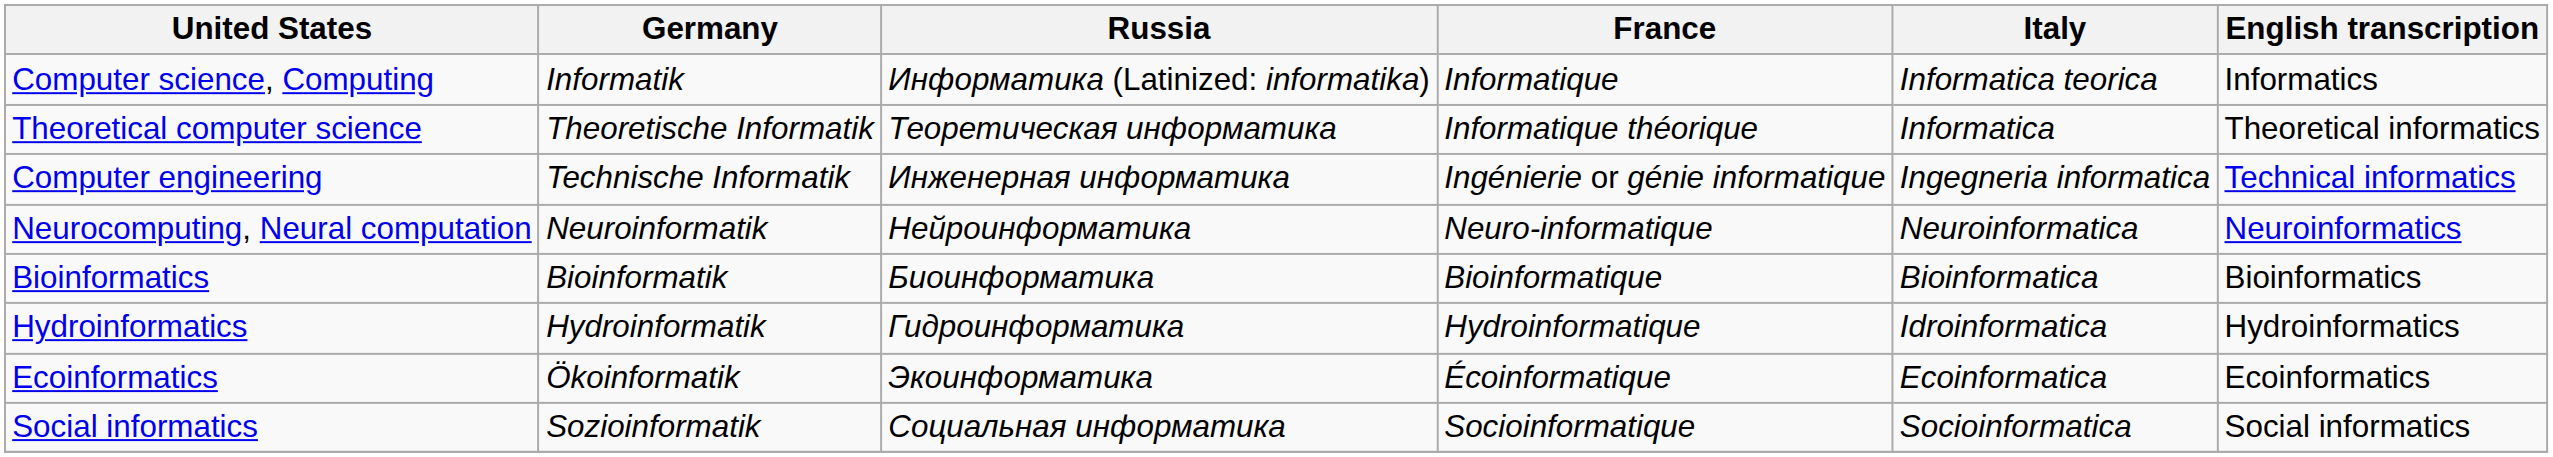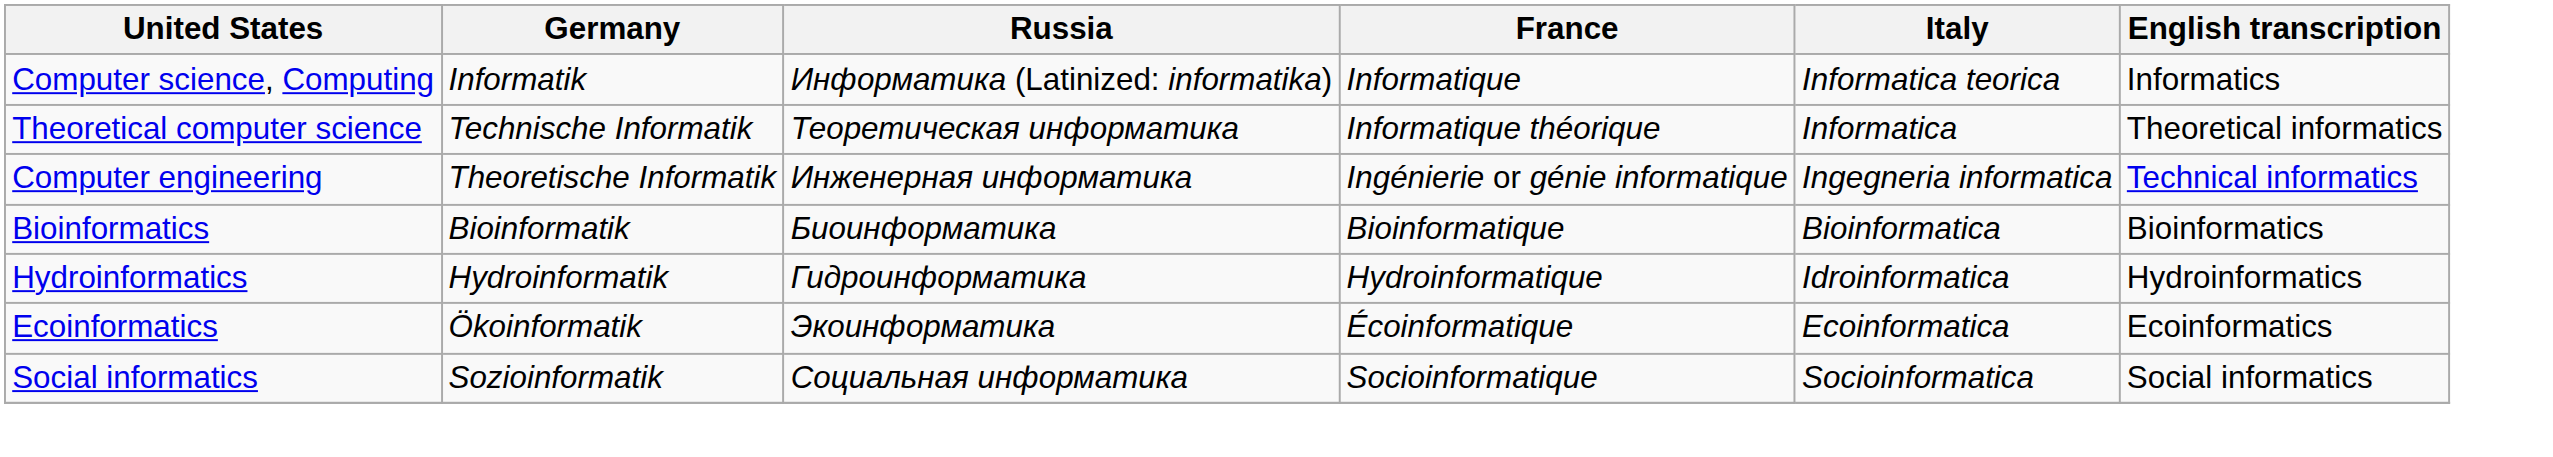(710, 128) Theoretische Informatik -> (600, 128) Technische Informatik
(698, 178) Technische Informatik -> (612, 178) Theoretische Informatik
- row: (272, 228)
